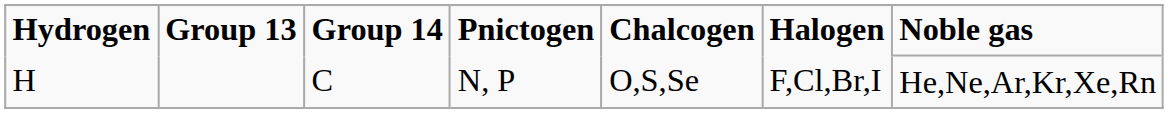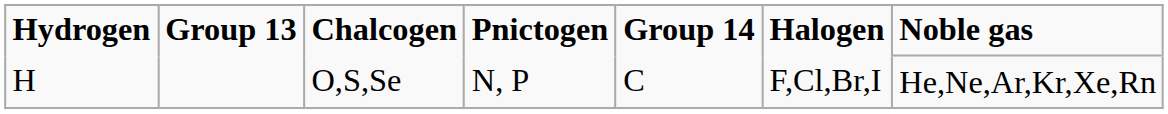columns swapped: (377, 30) <-> (682, 30)
